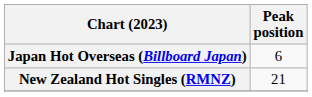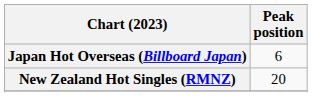(278, 79) 21 -> (278, 79) 20
